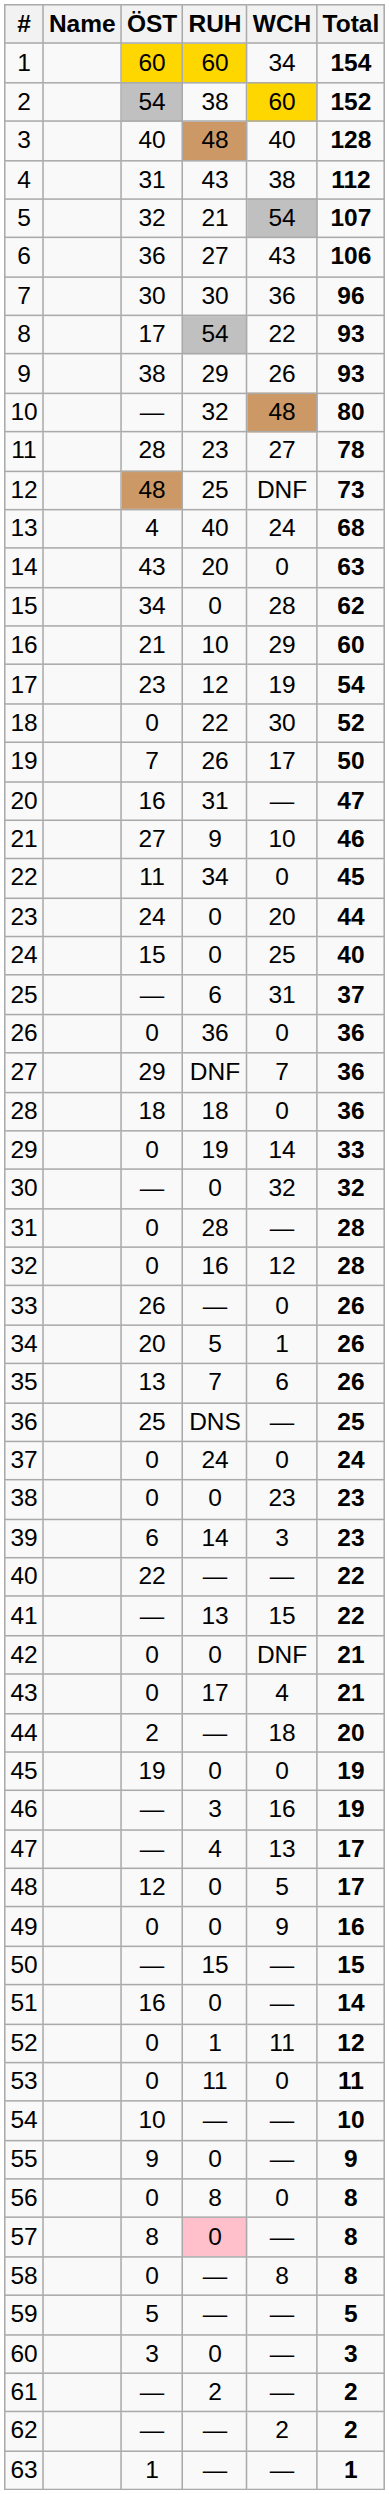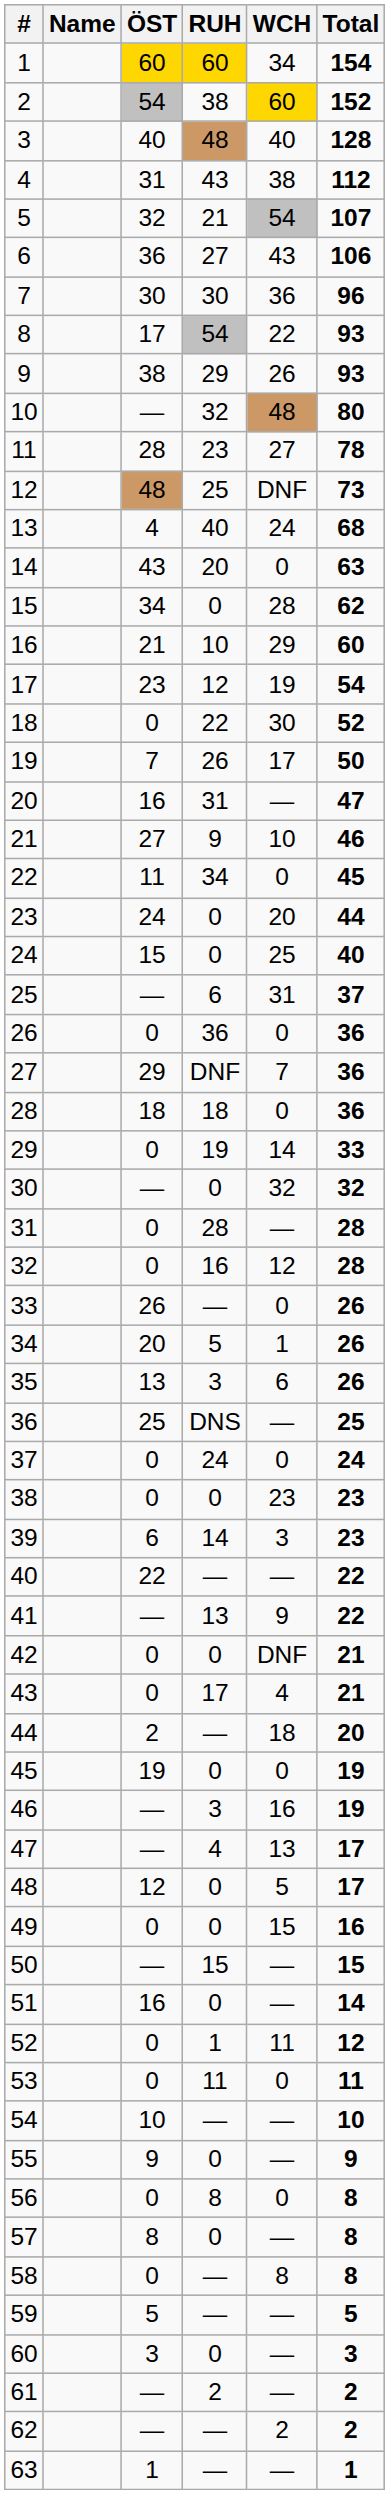(215, 1382) 7 -> (215, 1382) 3
(282, 1615) 15 -> (282, 1615) 9
(282, 1926) 9 -> (282, 1926) 15
(215, 2236) pink background -> (215, 2236) no background
